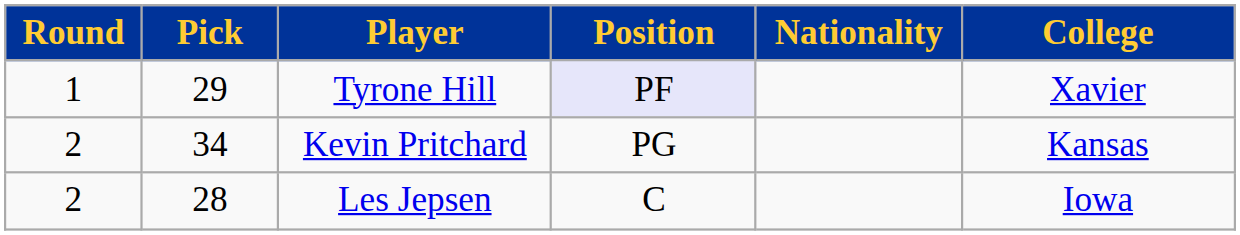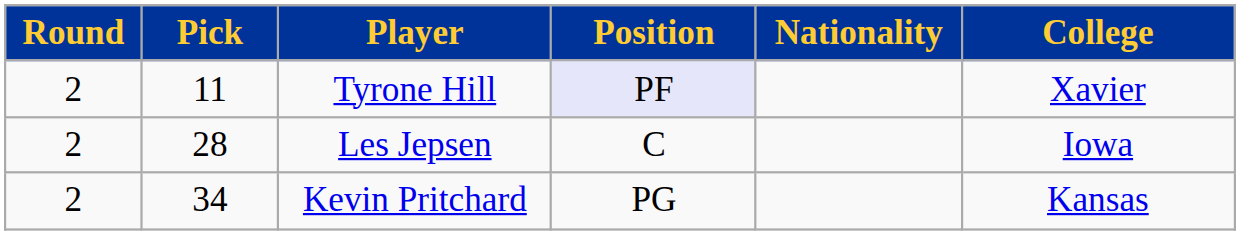(73, 88) 1 -> (73, 88) 2
(210, 88) 29 -> (210, 88) 11
rows swapped: (415, 199) <-> (415, 144)
